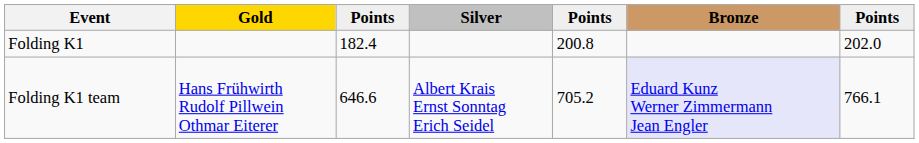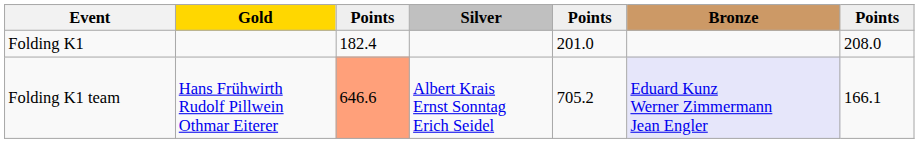(575, 43) 200.8 -> (575, 43) 201.0
(863, 43) 202.0 -> (863, 43) 208.0
(358, 97) no background -> (358, 97) lightsalmon background
(863, 97) 766.1 -> (863, 97) 166.1
